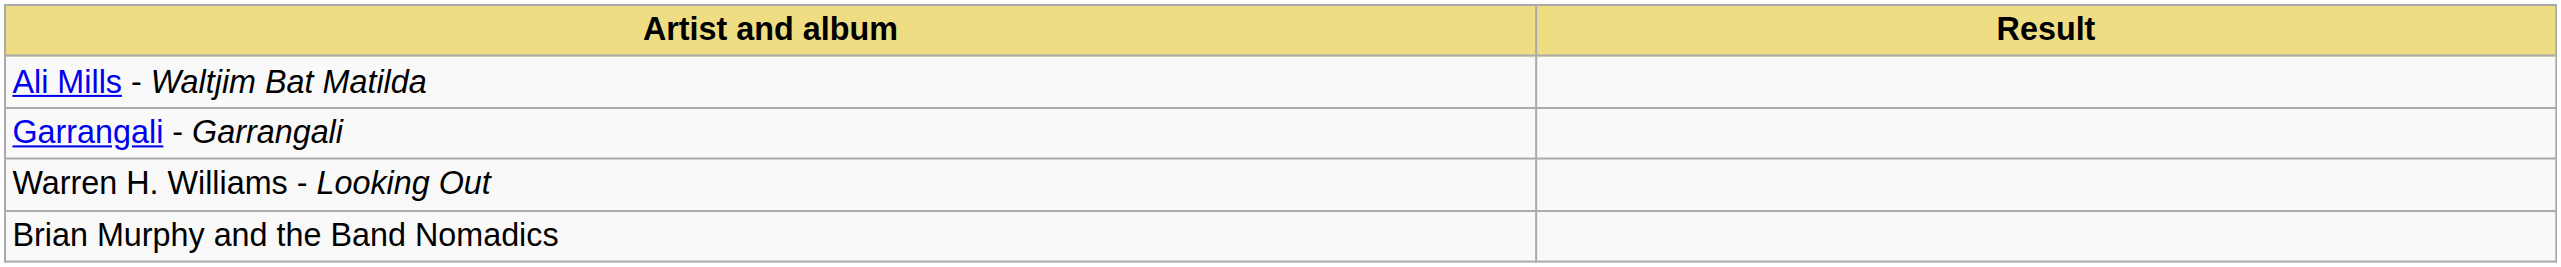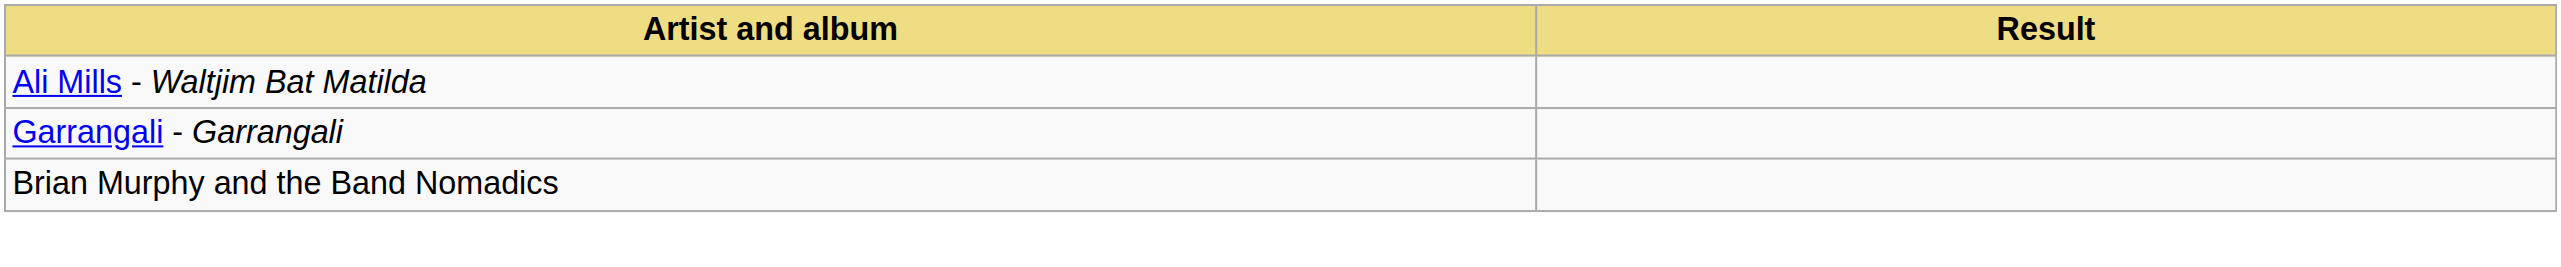- row: (252, 183)
